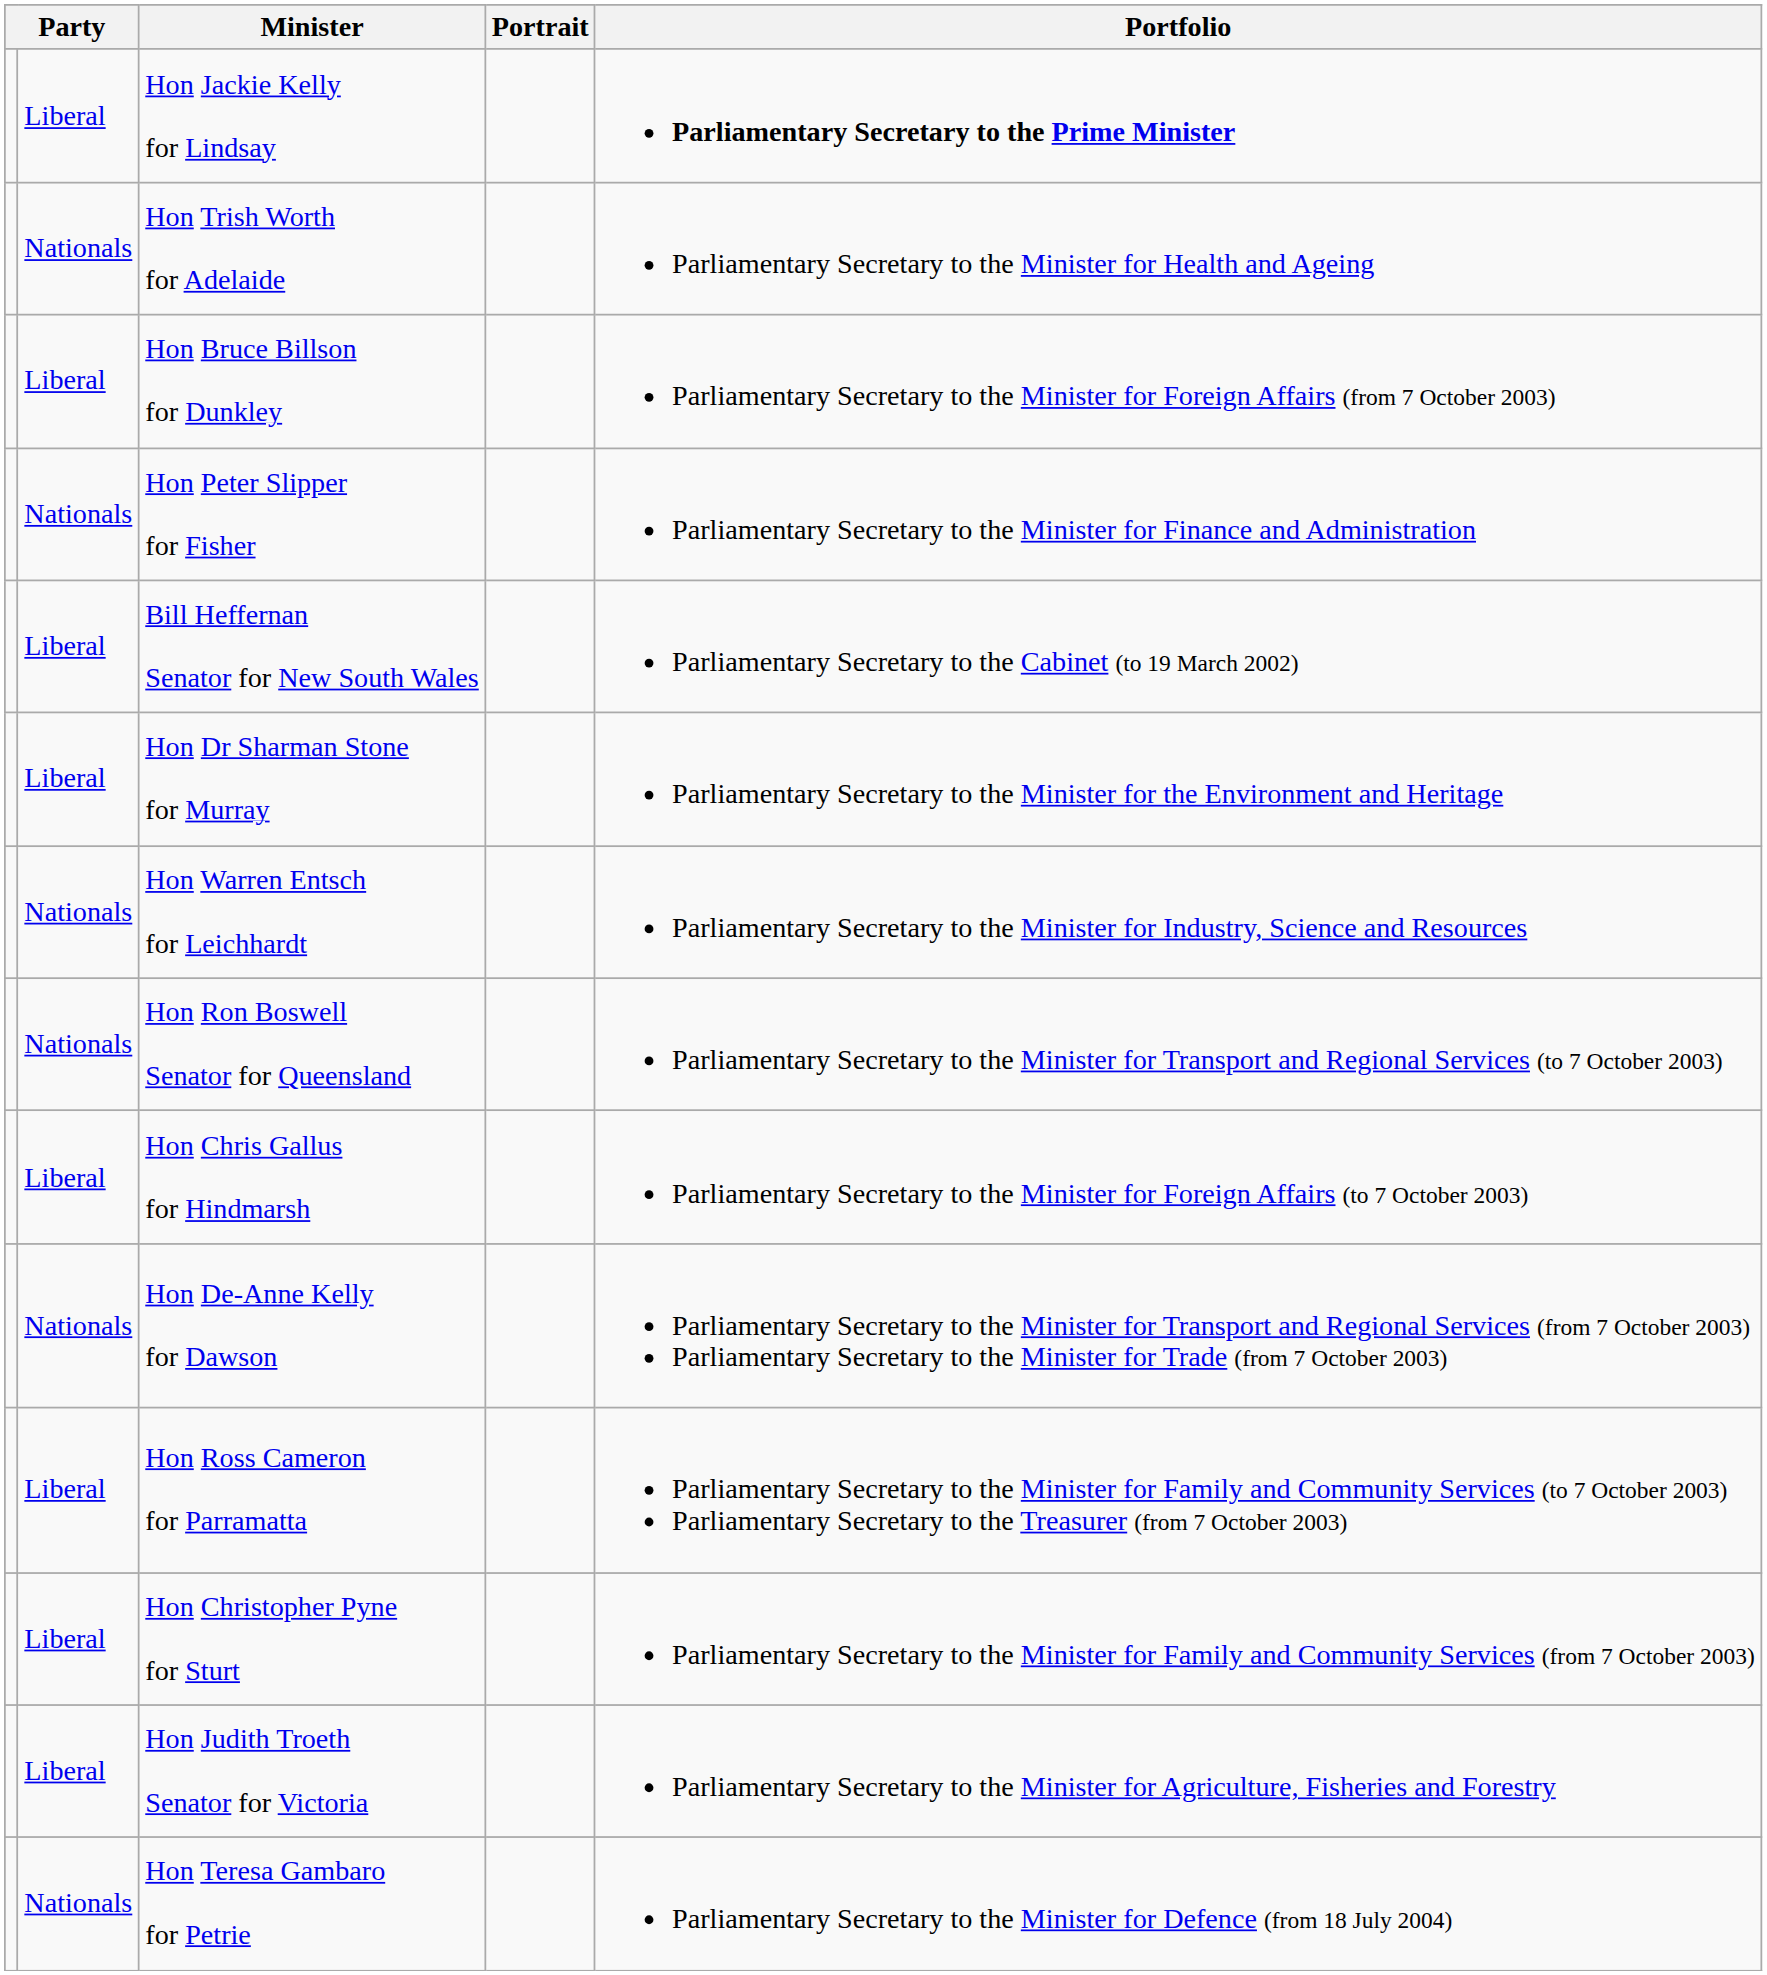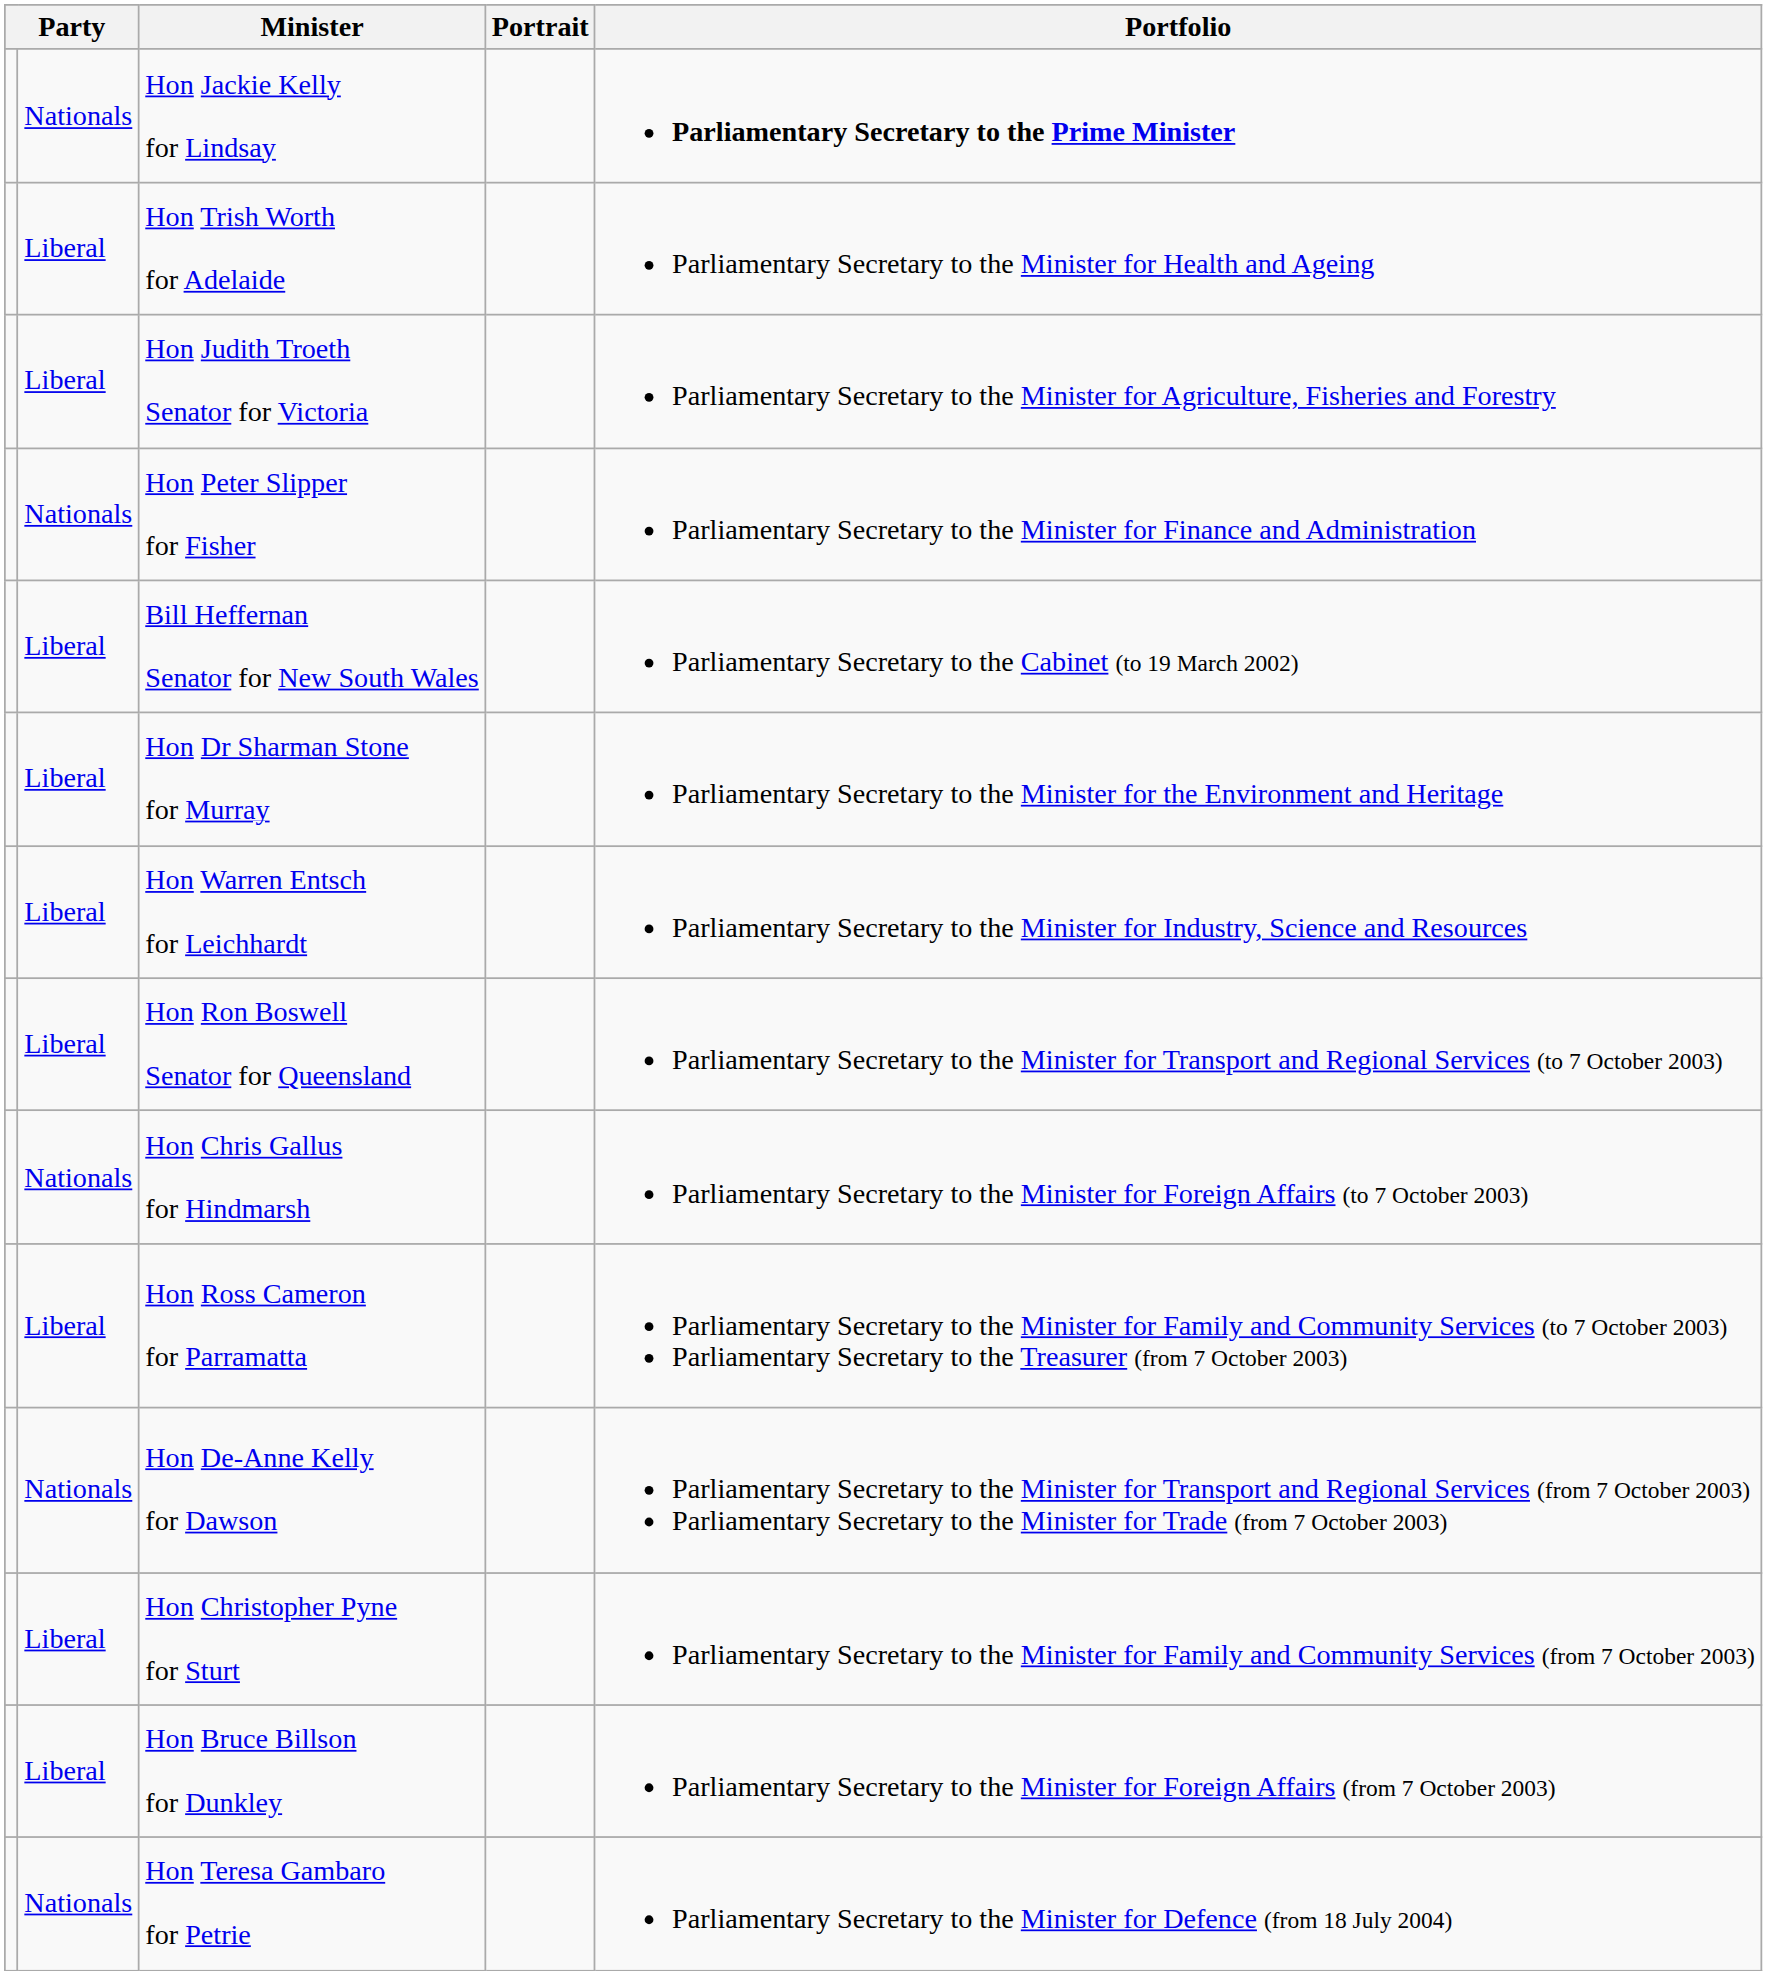(65, 115) Liberal -> (78, 115) Nationals
(78, 248) Nationals -> (65, 248) Liberal
rows swapped: (257, 1770) <-> (251, 380)
(78, 911) Nationals -> (65, 911) Liberal
(78, 1044) Nationals -> (65, 1044) Liberal
(65, 1176) Liberal -> (78, 1176) Nationals
rows swapped: (256, 1489) <-> (259, 1325)
